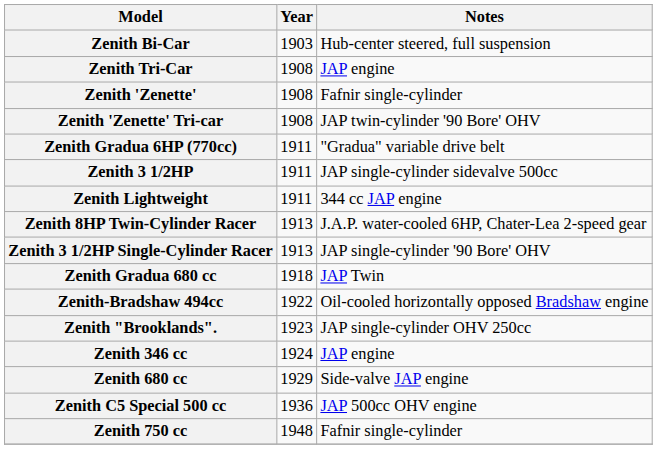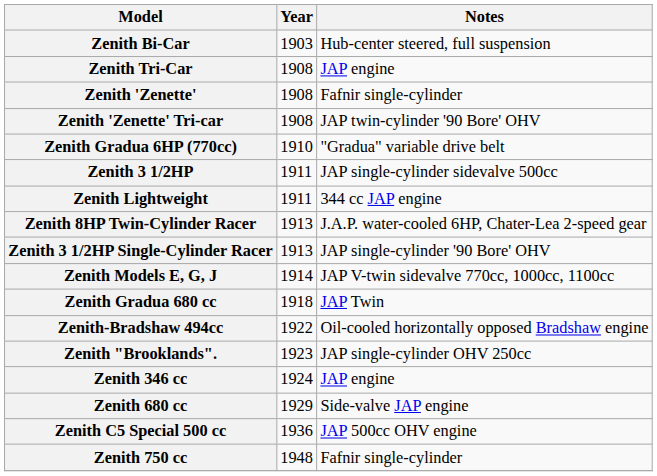(296, 146) 1911 -> (297, 146) 1910
+ row: (140, 276)
